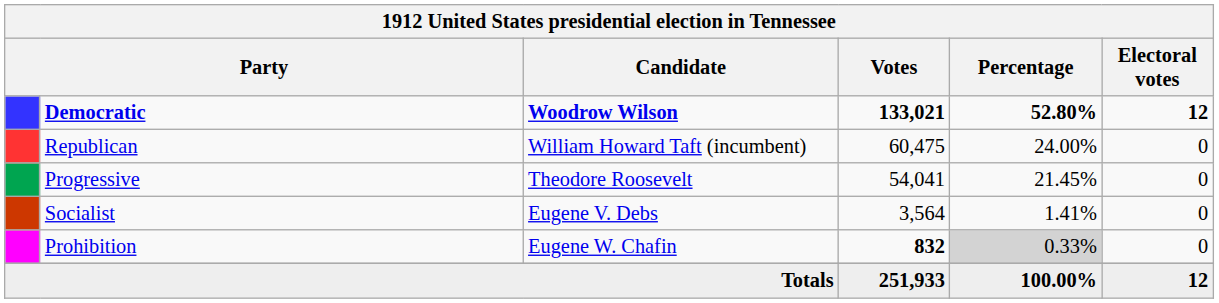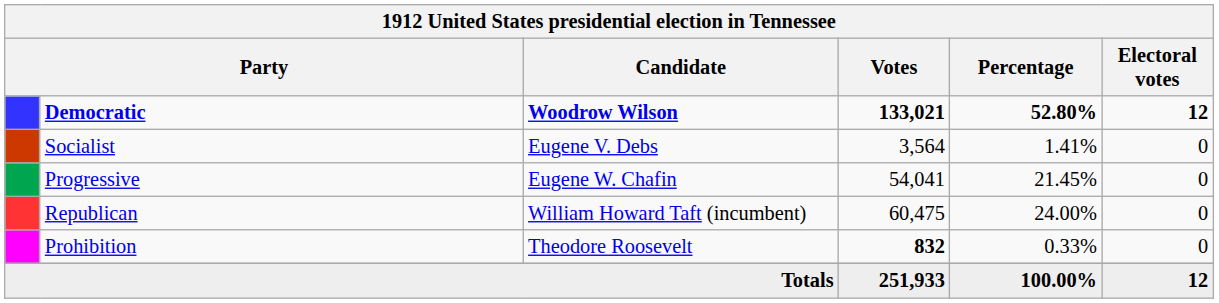rows swapped: (91, 146) <-> (80, 213)
(610, 179) Theodore Roosevelt -> (602, 179) Eugene W. Chafin
(602, 247) Eugene W. Chafin -> (610, 247) Theodore Roosevelt
(1071, 247) lightgrey background -> (1071, 247) no background
